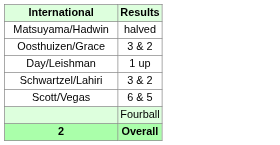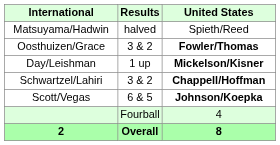+ column: (219, 12)
